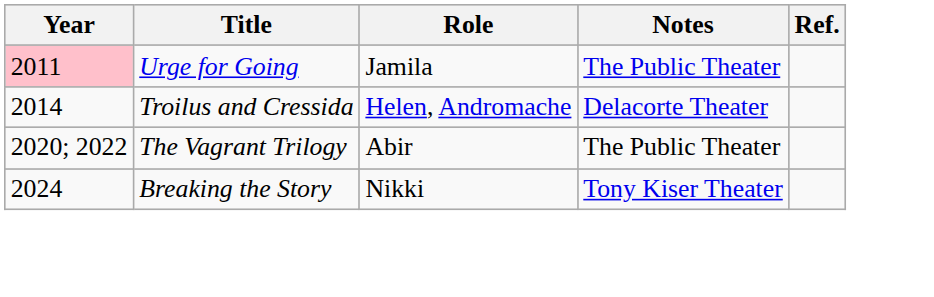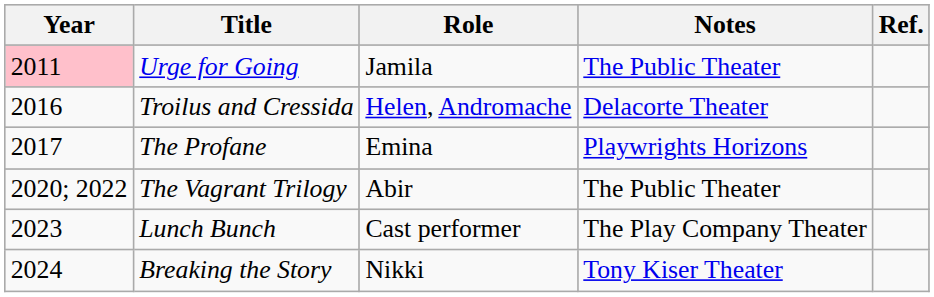(37, 106) 2014 -> (37, 106) 2016
+ row: (203, 147)
+ row: (208, 229)
